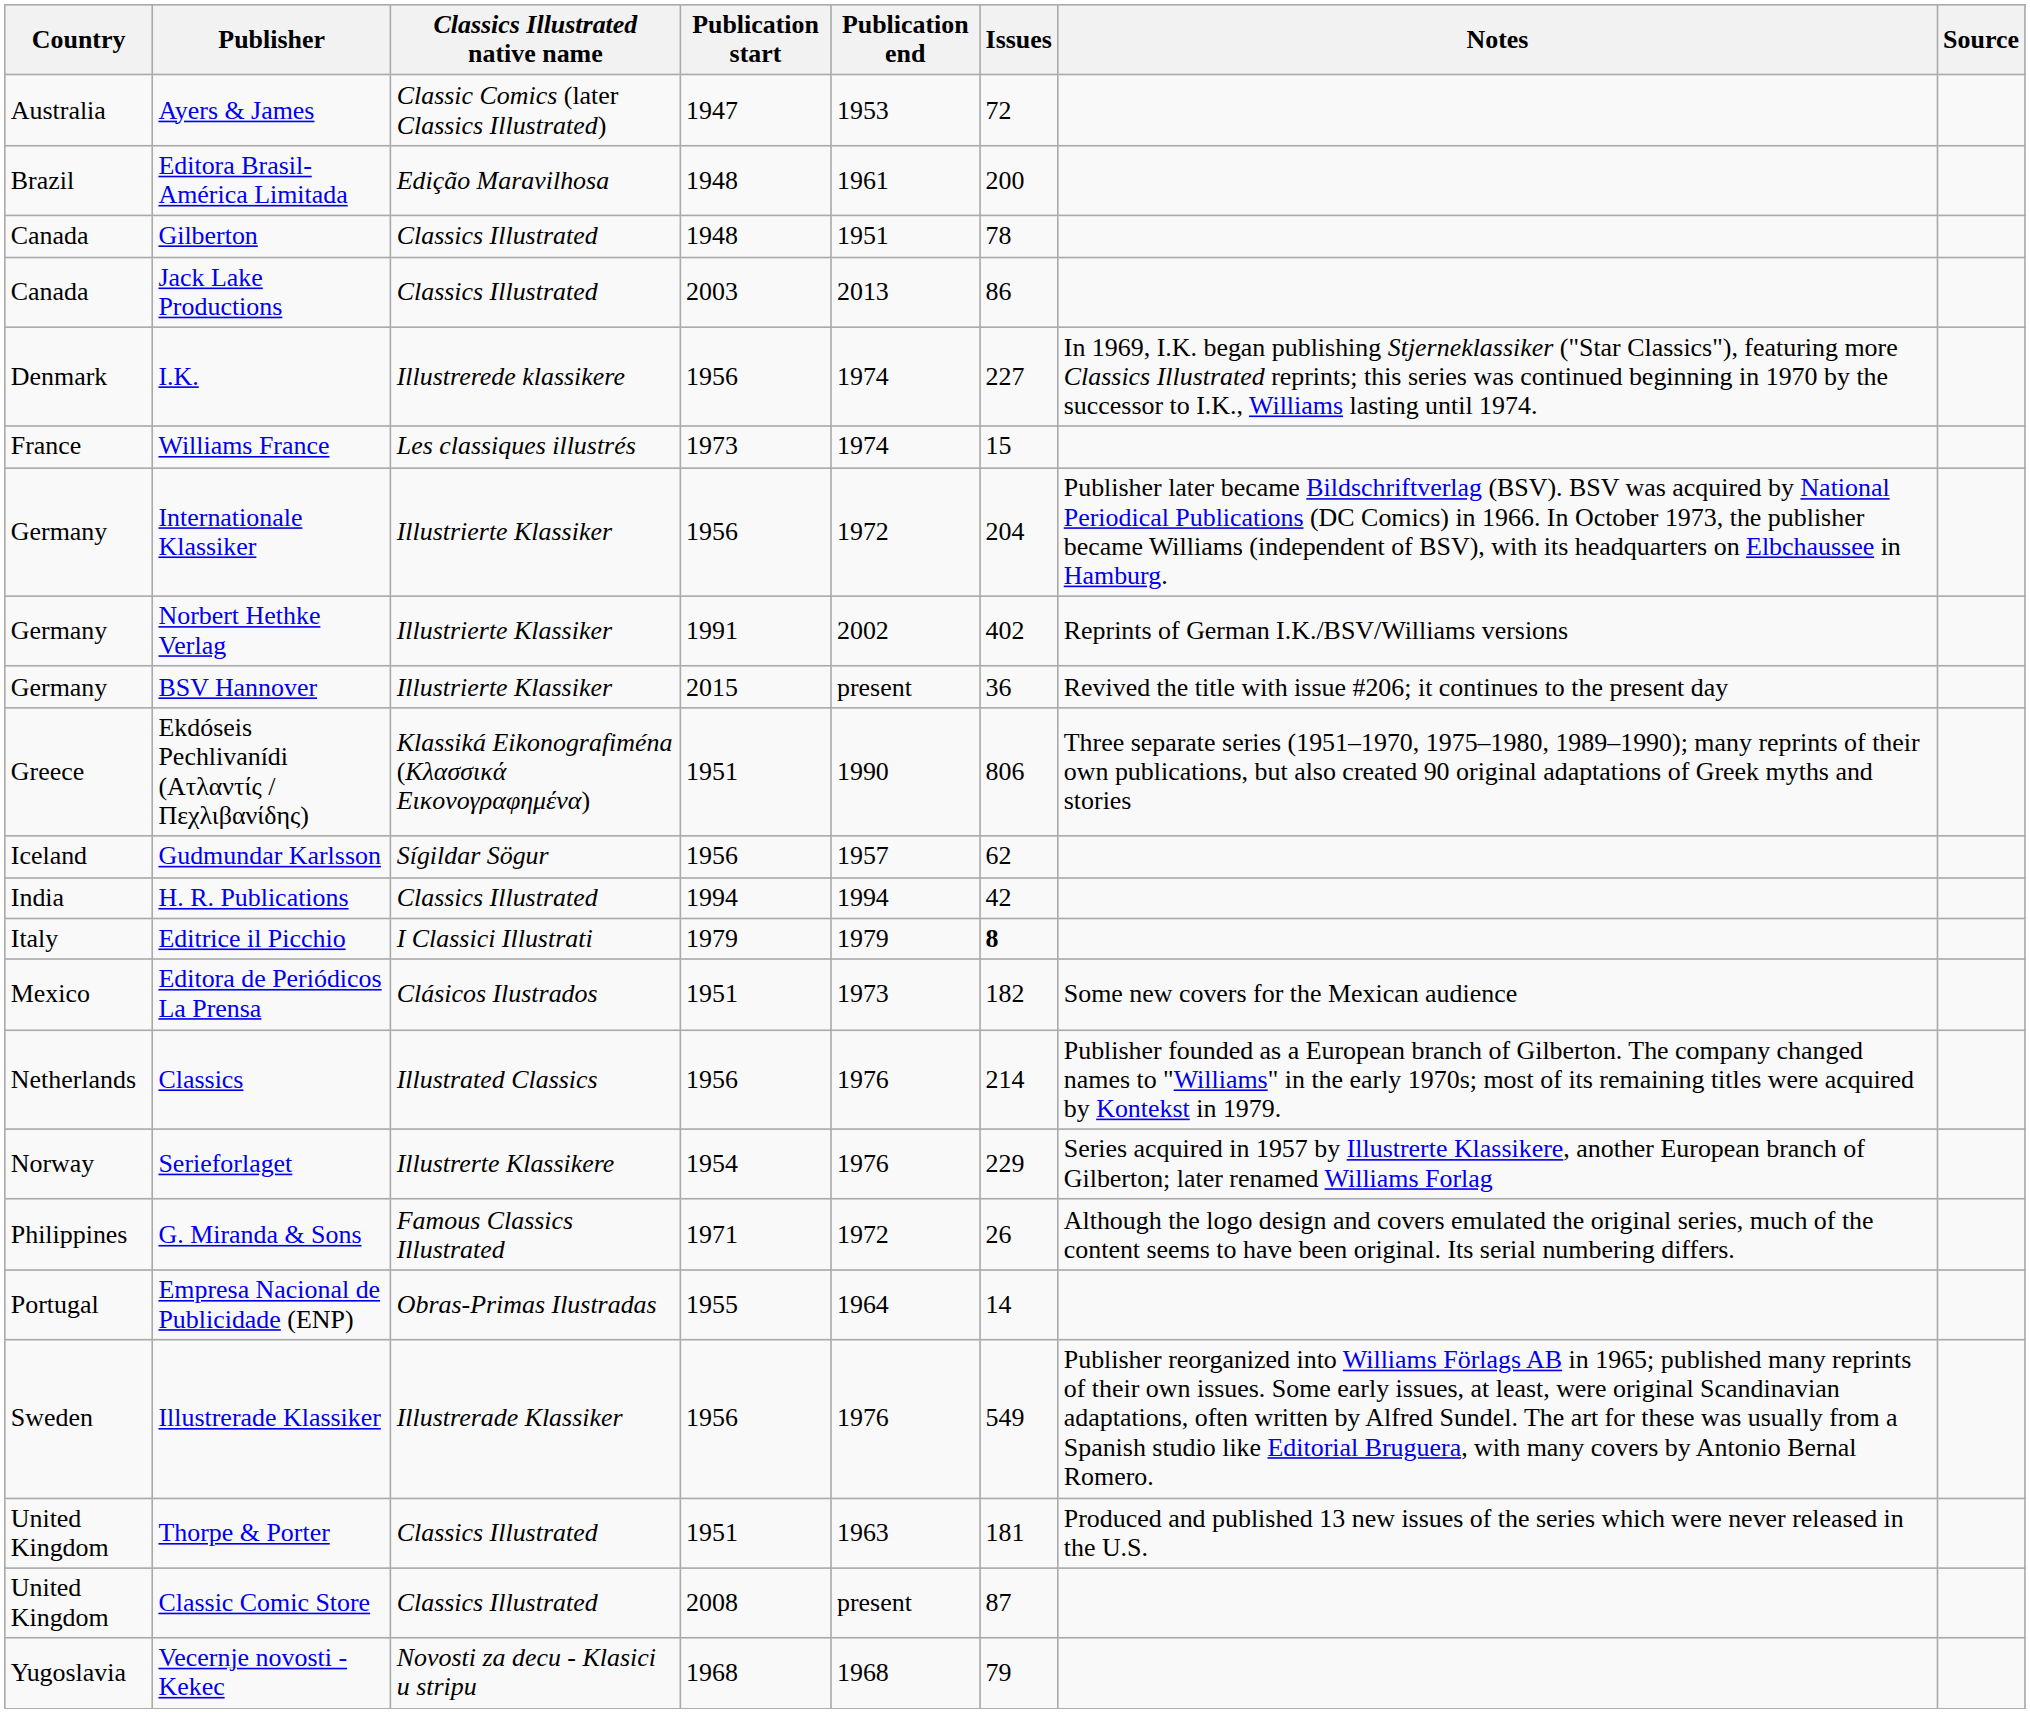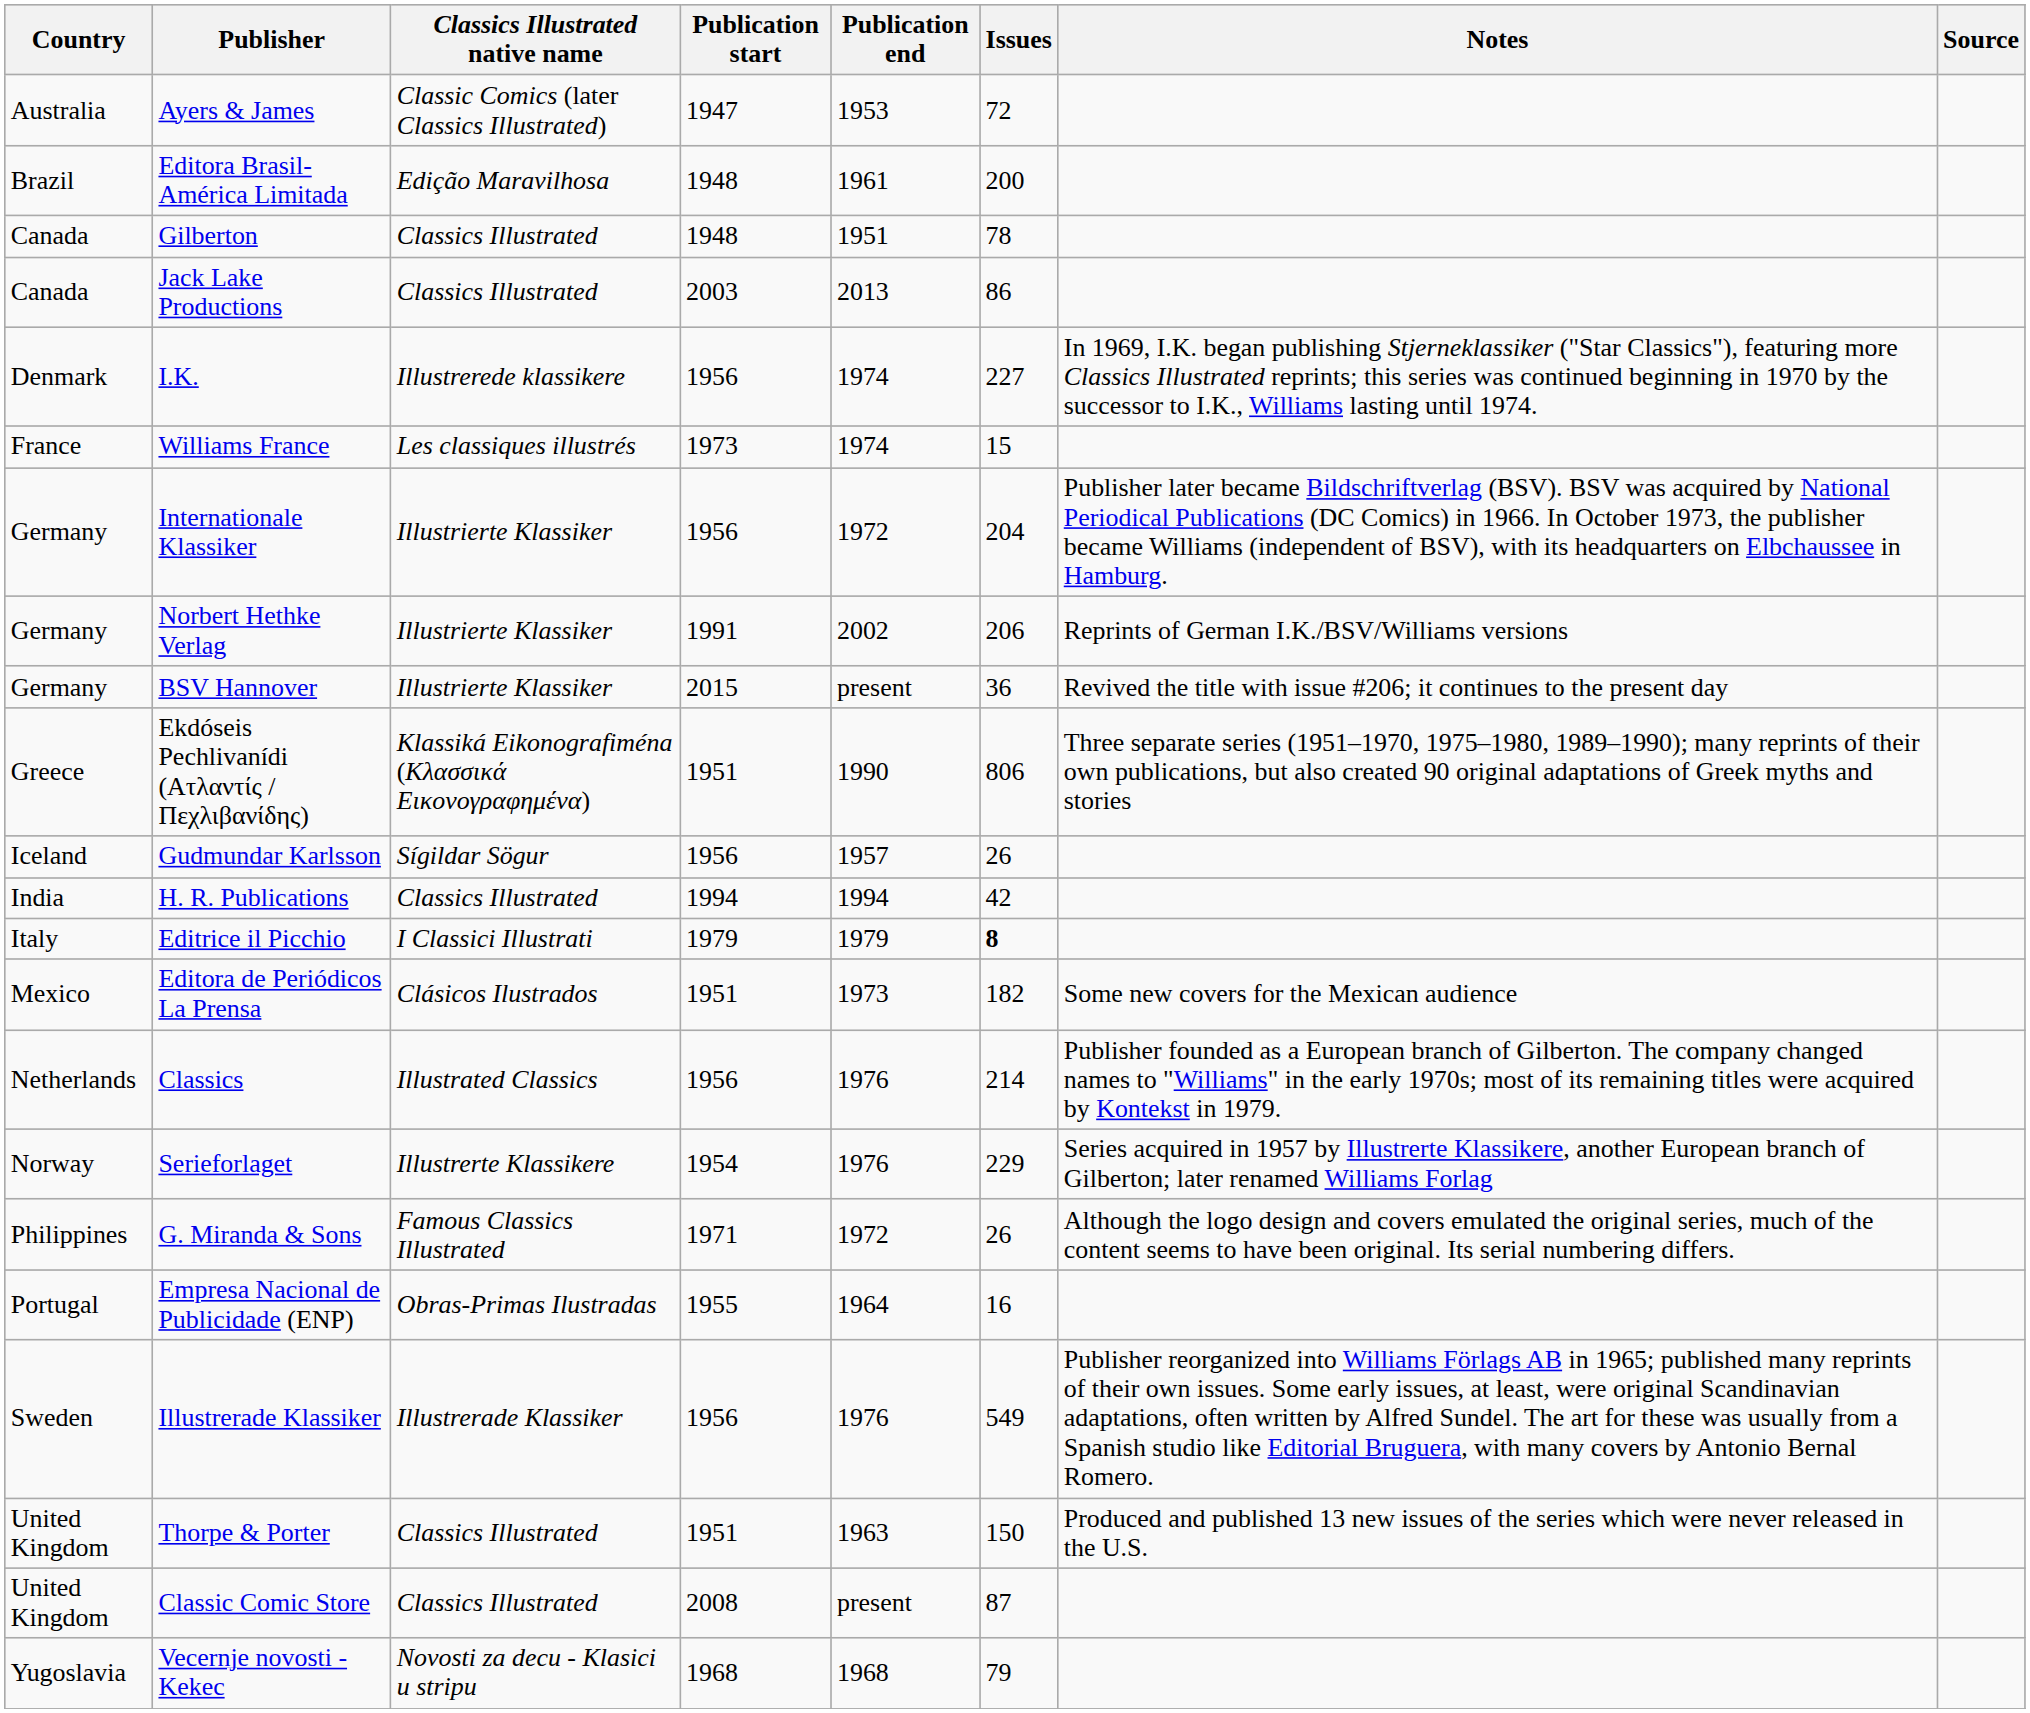(1005, 630) 402 -> (1005, 630) 206
(999, 856) 62 -> (999, 856) 26
(999, 1304) 14 -> (999, 1304) 16
(1005, 1532) 181 -> (1005, 1532) 150
